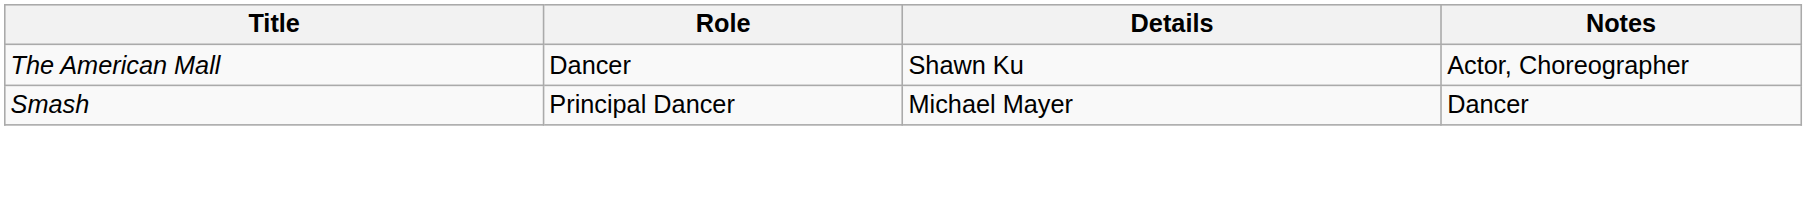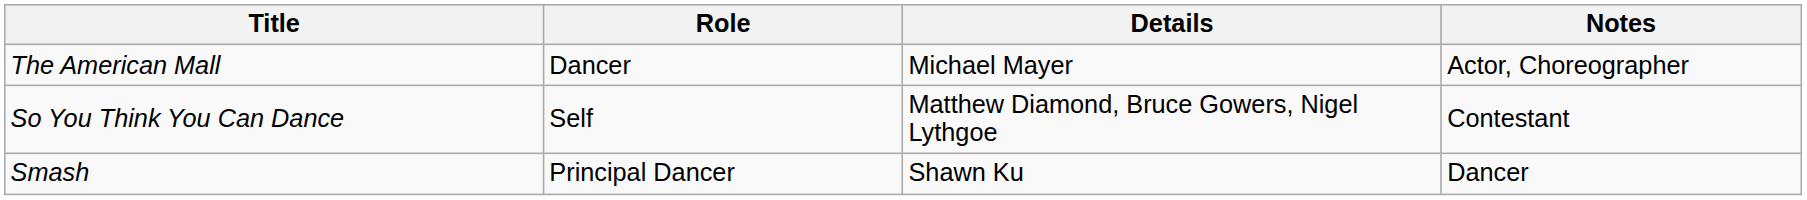(966, 64) Shawn Ku -> (991, 64) Michael Mayer
+ row: (177, 118)
(991, 104) Michael Mayer -> (966, 173) Shawn Ku
